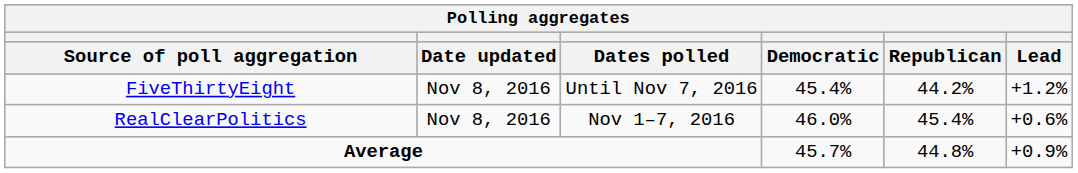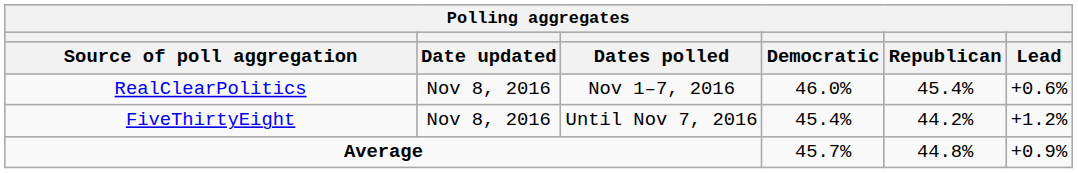rows swapped: (211, 89) <-> (211, 120)
